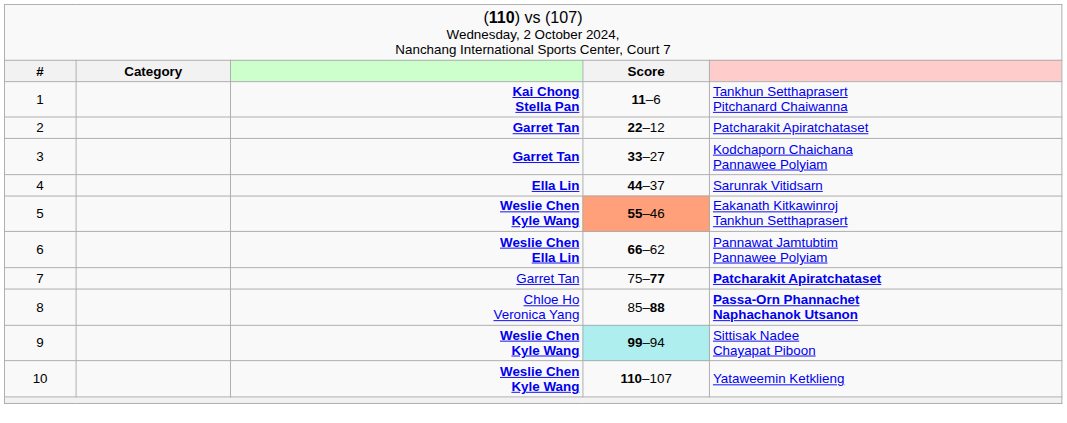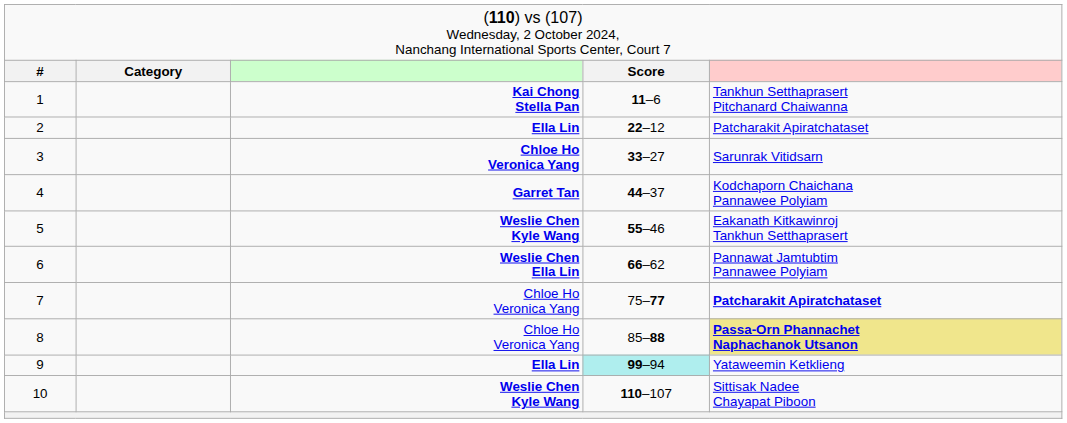(546, 128) Garret Tan -> (556, 128) Ella Lin
(546, 157) Garret Tan -> (534, 157) Chloe Ho Veronica Yang
(783, 157) Kodchaporn Chaichana Pannawee Polyiam -> (768, 157) Sarunrak Vitidsarn
(556, 185) Ella Lin -> (546, 193) Garret Tan
(768, 185) Sarunrak Vitidsarn -> (783, 193) Kodchaporn Chaichana Pannawee Polyiam
(646, 214) lightsalmon background -> (646, 229) no background
(548, 279) Garret Tan -> (536, 301) Chloe Ho Veronica Yang
(786, 307) no background -> (786, 337) khaki background
(540, 343) Weslie Chen Kyle Wang -> (556, 366) Ella Lin
(764, 343) Sittisak Nadee Chayapat Piboon -> (779, 366) Yataweemin Ketklieng
(779, 379) Yataweemin Ketklieng -> (764, 394) Sittisak Nadee Chayapat Piboon
